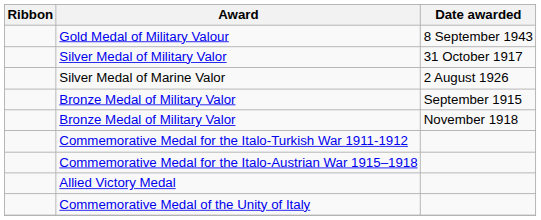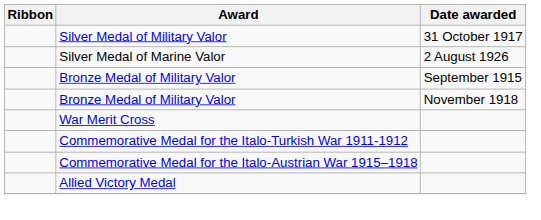- row: (144, 36)
+ row: (107, 120)
- row: (185, 204)
